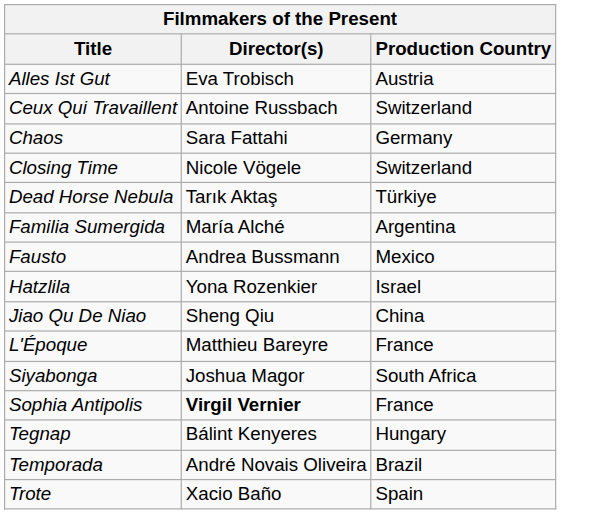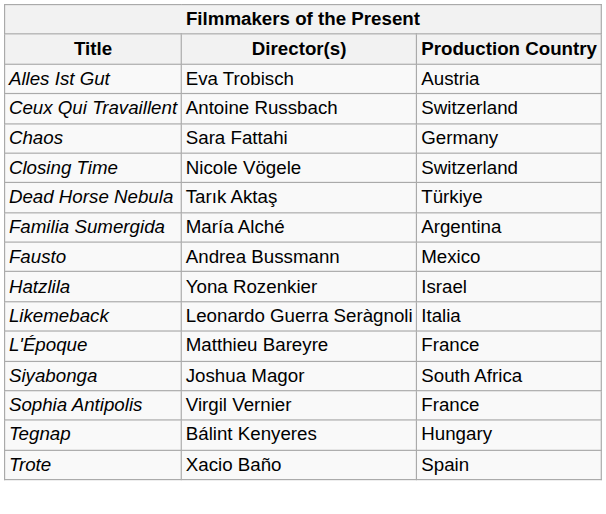- row: (78, 316)
+ row: (59, 316)
(243, 405) bold -> (239, 405) normal
- row: (56, 464)
